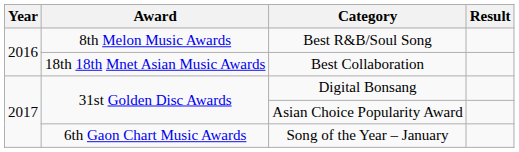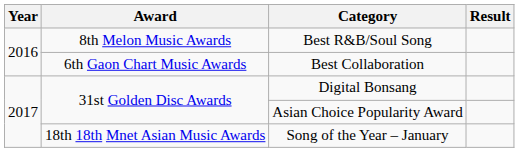(155, 64) 18th 18th Mnet Asian Music Awards -> (155, 64) 6th Gaon Chart Music Awards
(155, 135) 6th Gaon Chart Music Awards -> (155, 135) 18th 18th Mnet Asian Music Awards
